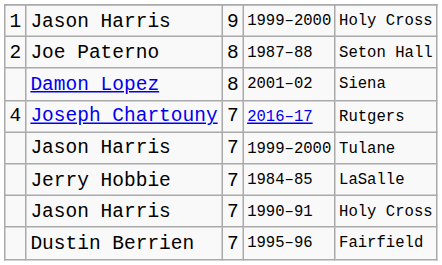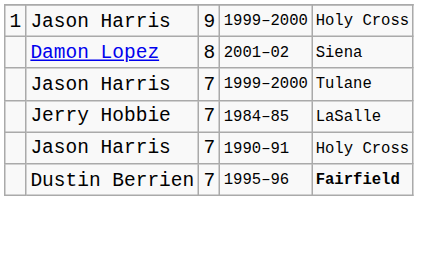- row: (15, 52)
- row: (15, 116)
(381, 243) normal -> (358, 180) bold
